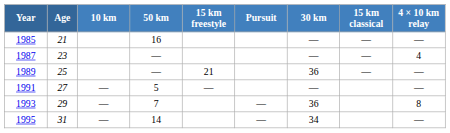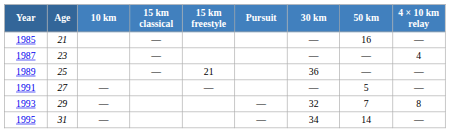columns swapped: (366, 18) <-> (156, 18)
(314, 104) 36 -> (314, 104) 32
